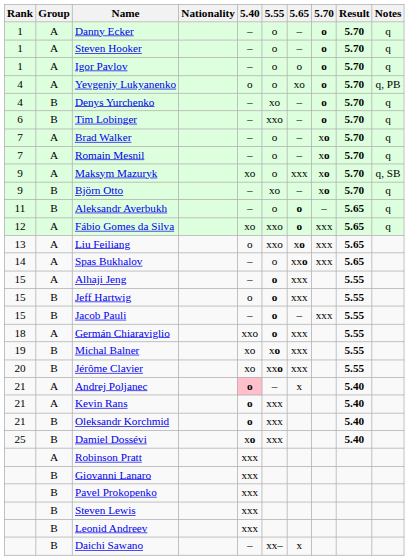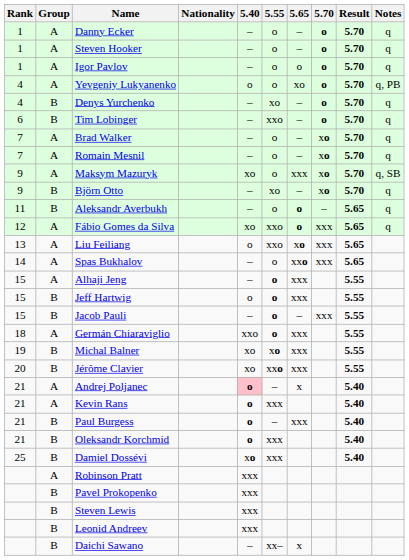+ row: (104, 421)
- row: (113, 475)
